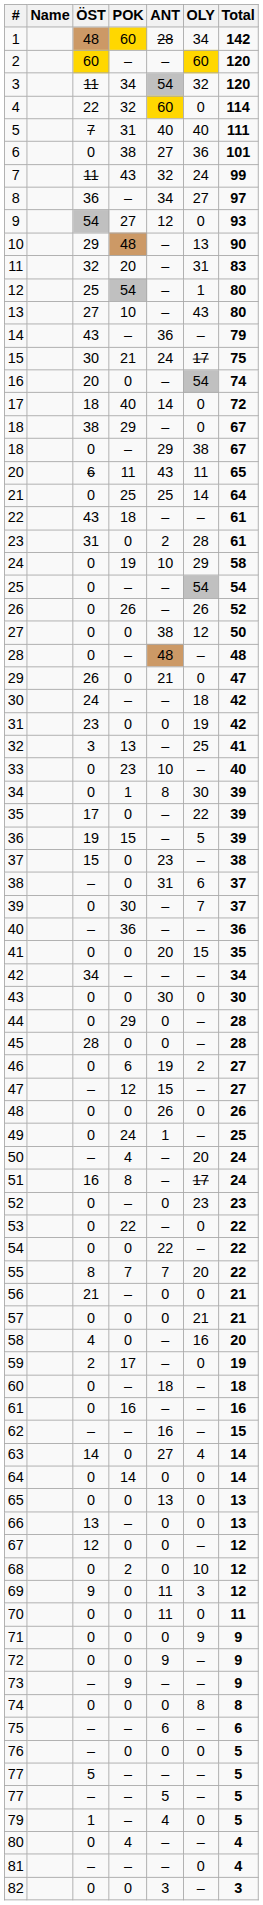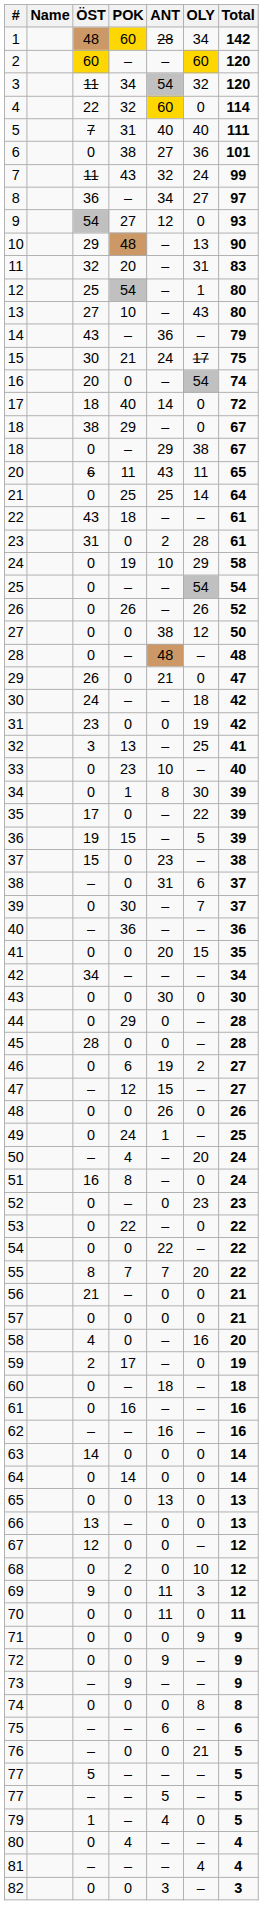(201, 1180) 17 -> (201, 1180) 0
(201, 1317) 21 -> (201, 1317) 0
(238, 1431) 15 -> (238, 1431) 16
(165, 1454) 27 -> (165, 1454) 0
(201, 1454) 4 -> (201, 1454) 0
(201, 1751) 0 -> (201, 1751) 21
(201, 1865) 0 -> (201, 1865) 4
